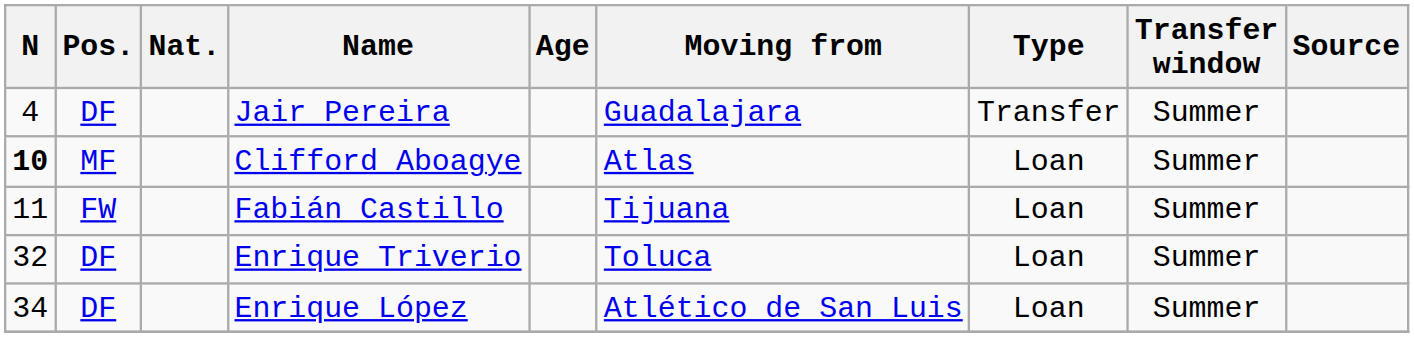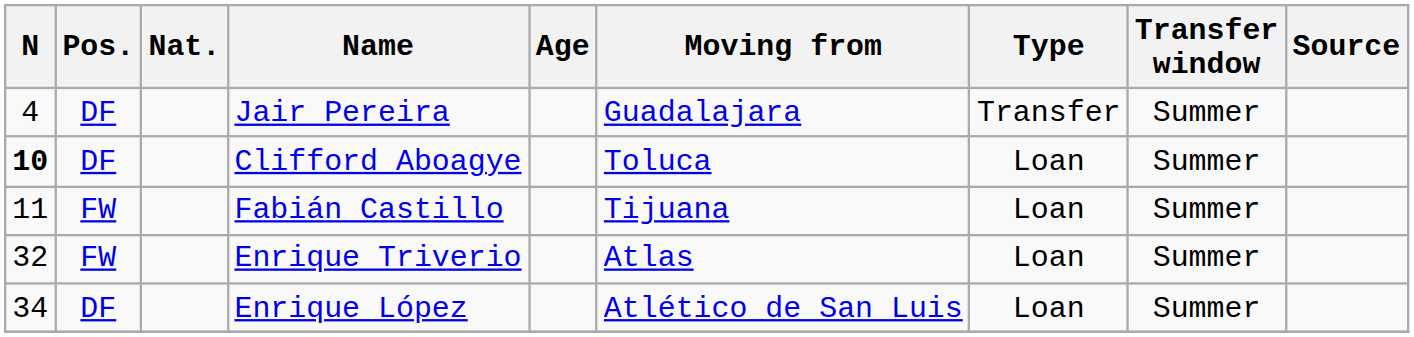(98, 161) MF -> (98, 161) DF
(649, 161) Atlas -> (658, 161) Toluca
(98, 259) DF -> (98, 259) FW
(658, 259) Toluca -> (649, 259) Atlas
